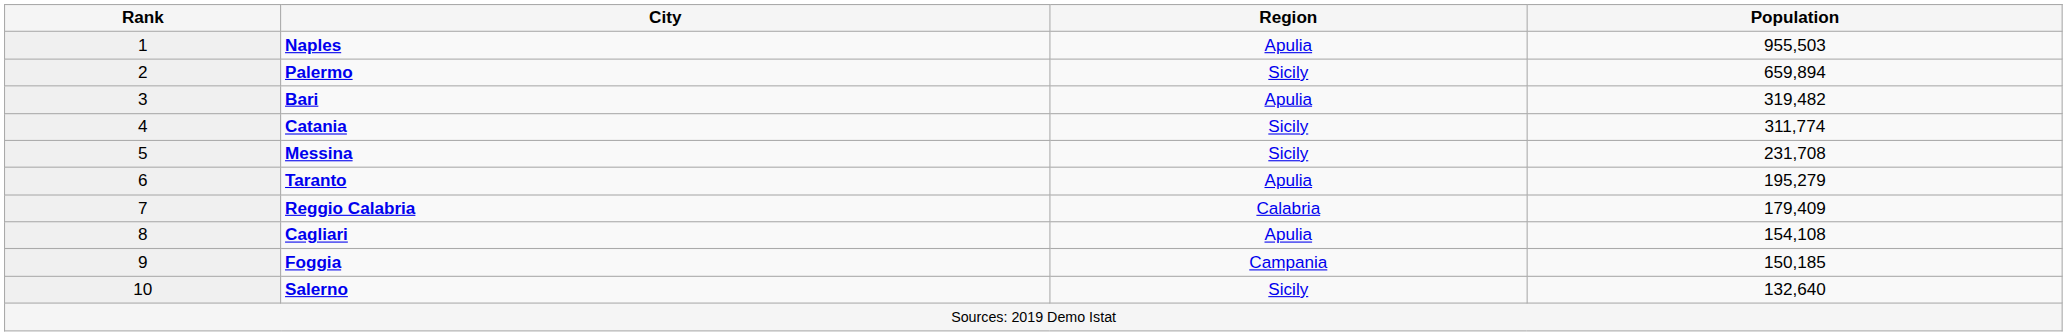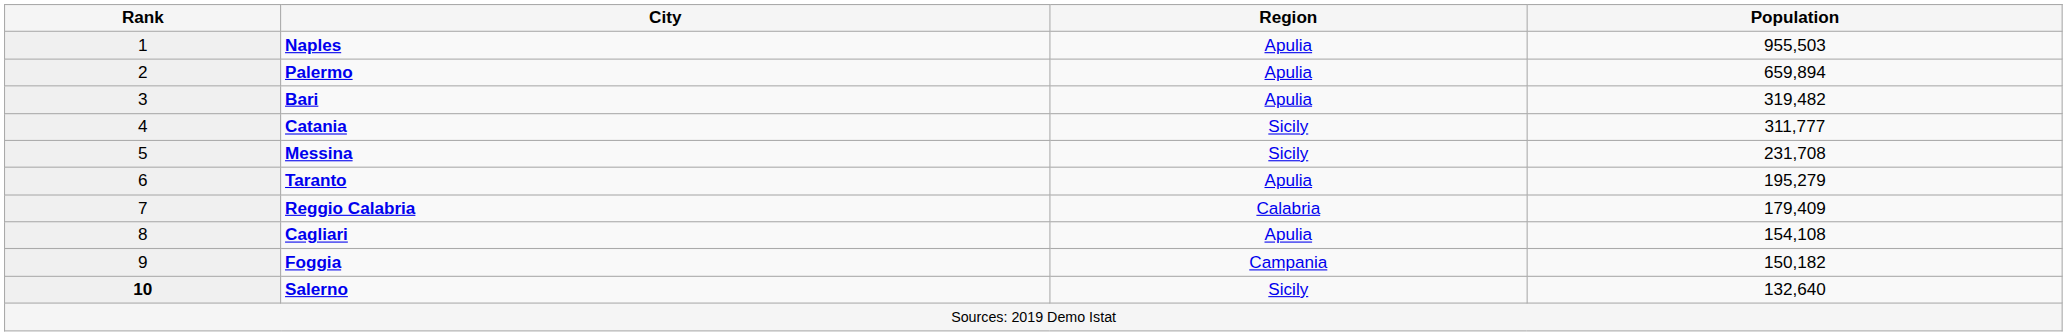(1288, 72) Sicily -> (1288, 72) Apulia
(1795, 126) 311,774 -> (1795, 126) 311,777
(1795, 262) 150,185 -> (1795, 262) 150,182
(143, 289) normal -> (143, 289) bold
